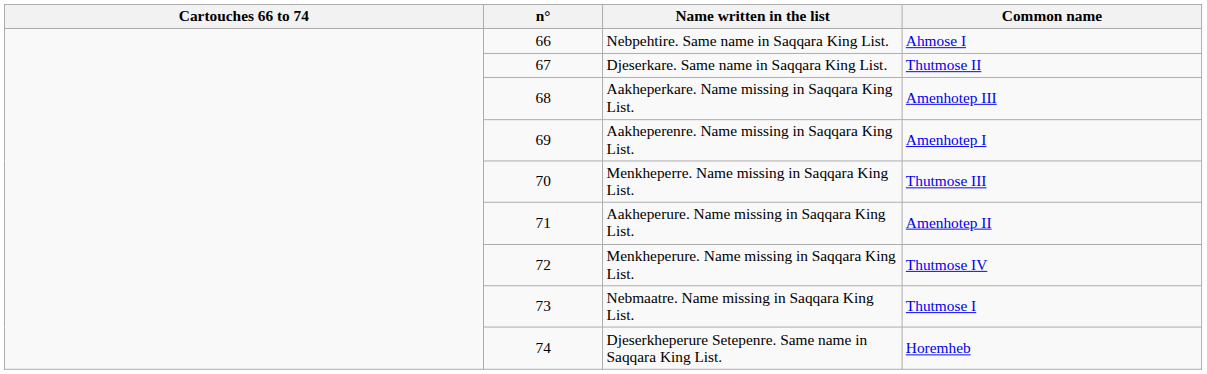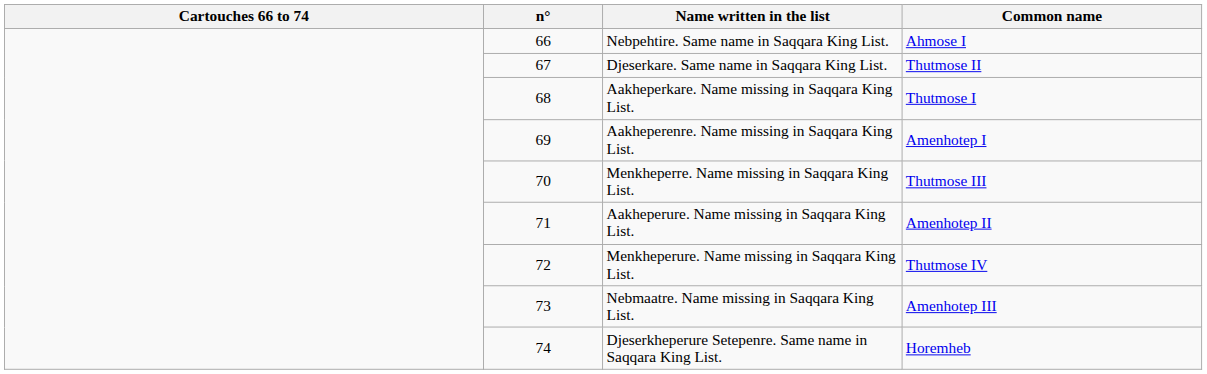(951, 98) Amenhotep III -> (941, 98) Thutmose I
(941, 306) Thutmose I -> (951, 306) Amenhotep III
